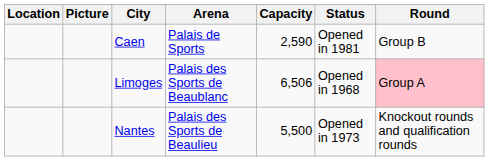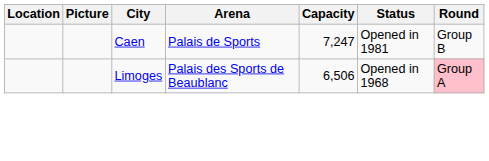(296, 41) 2,590 -> (339, 41) 7,247
- row: (135, 131)
